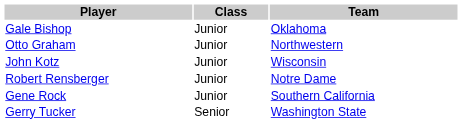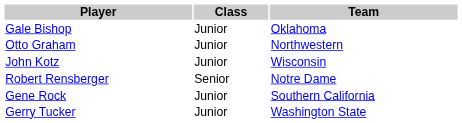(211, 79) Junior -> (212, 79) Senior
(212, 112) Senior -> (211, 112) Junior
